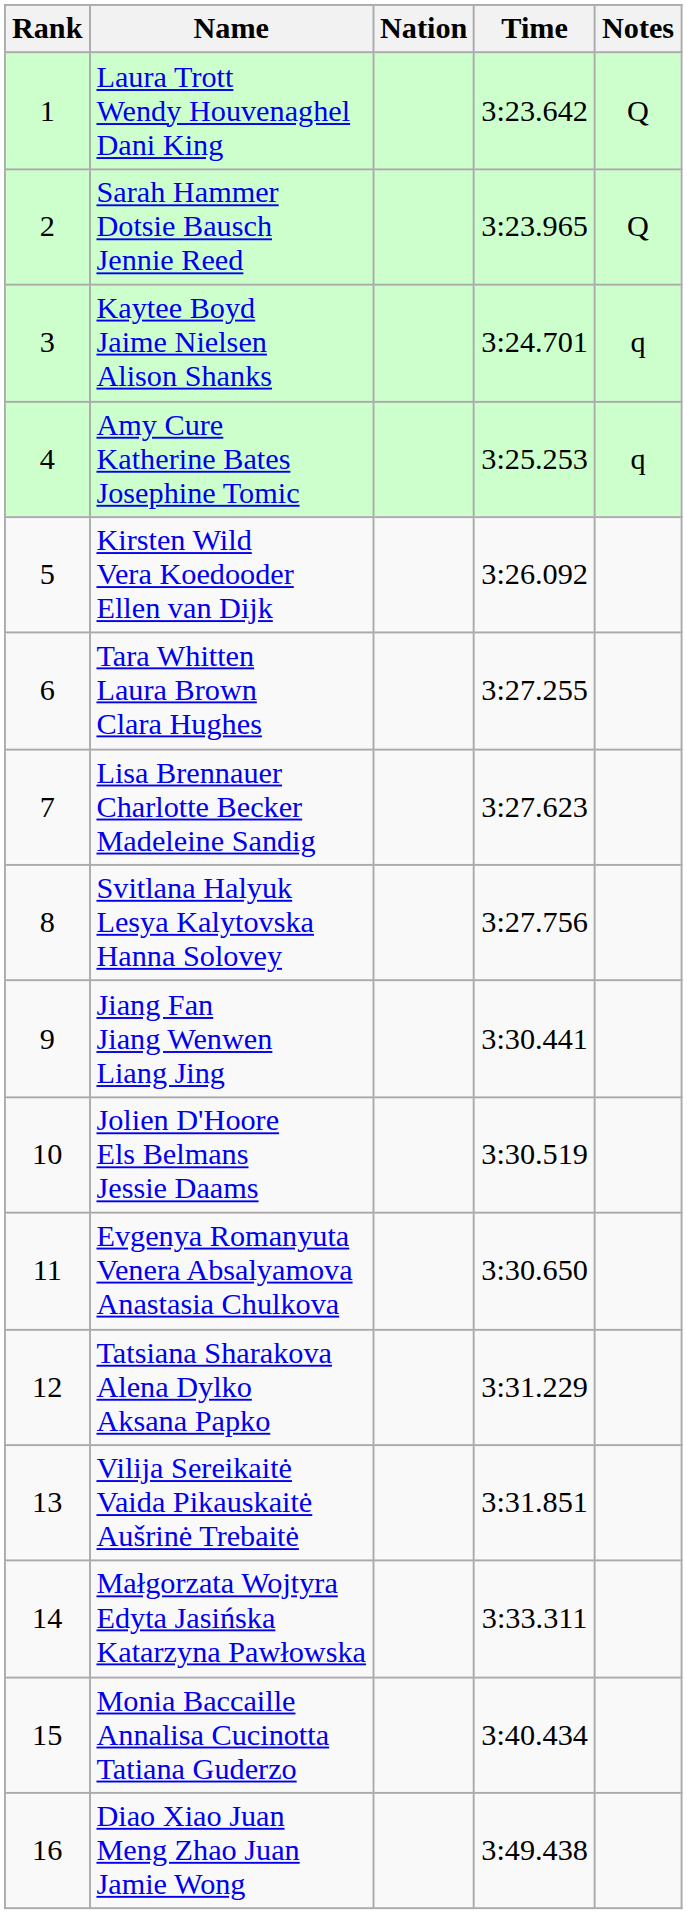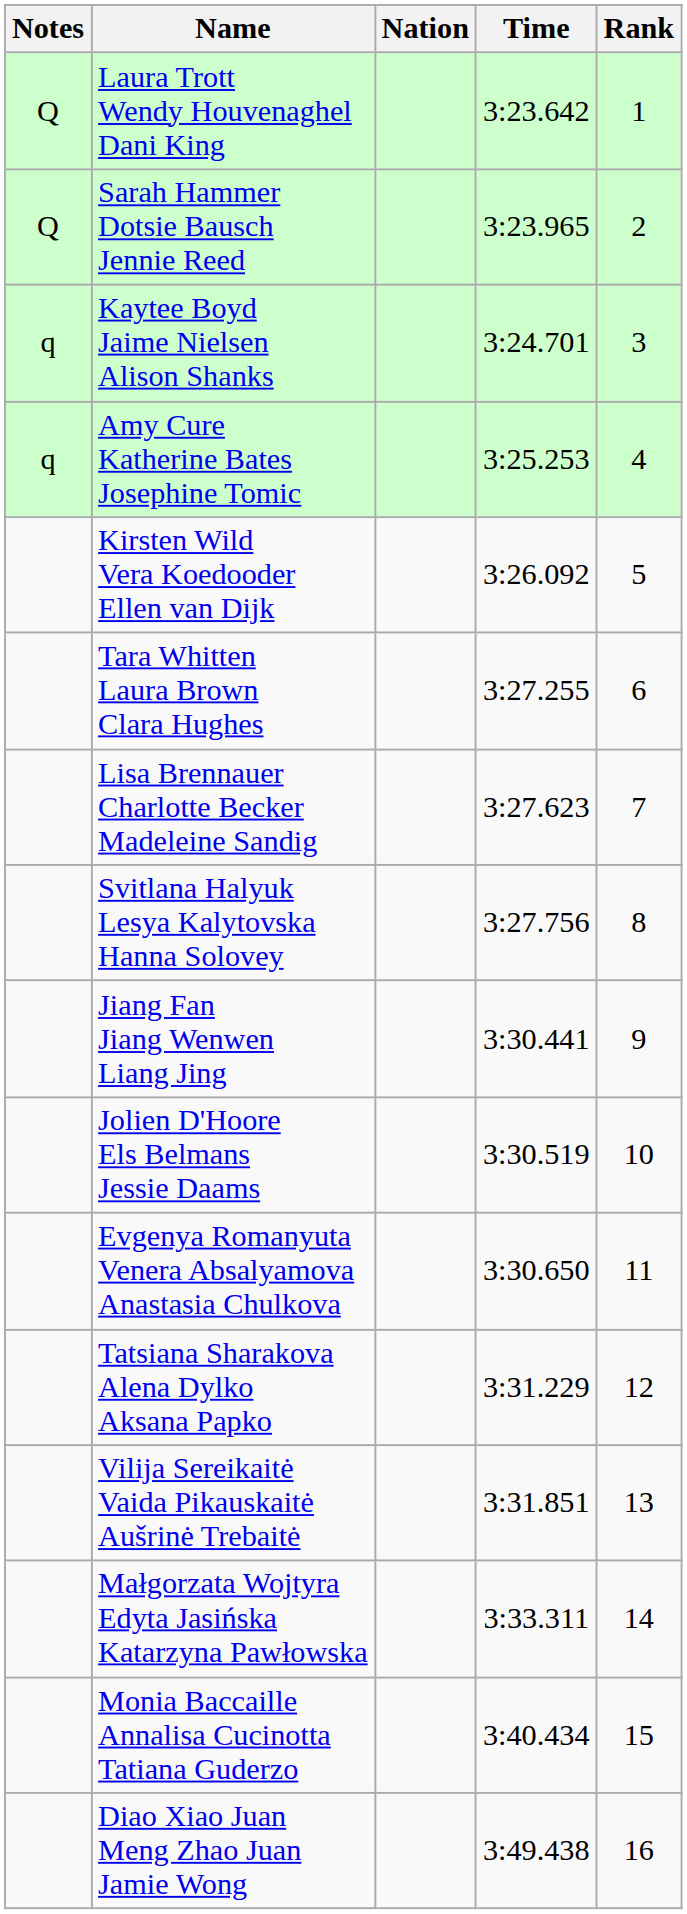columns swapped: (47, 28) <-> (638, 28)
